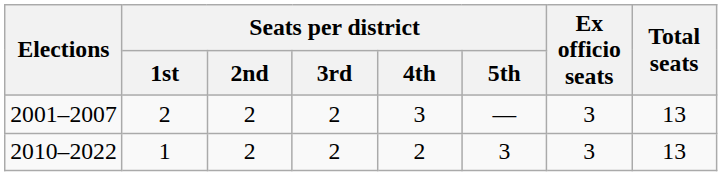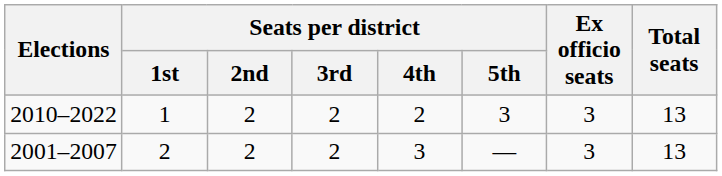rows swapped: (63, 114) <-> (63, 151)
